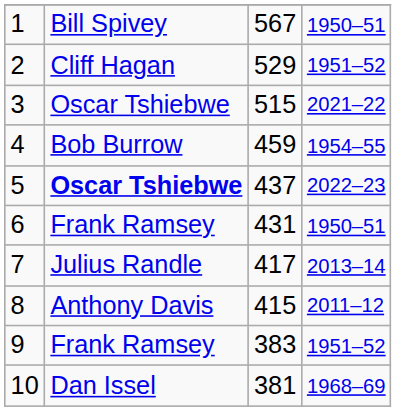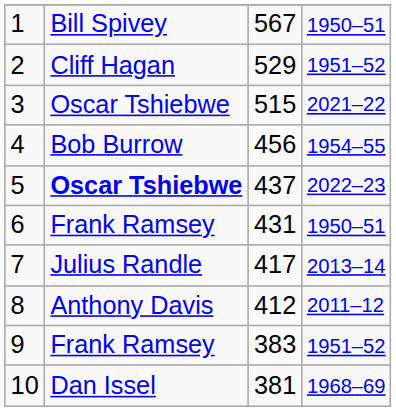(275, 144) 459 -> (275, 144) 456
(275, 305) 415 -> (275, 305) 412
